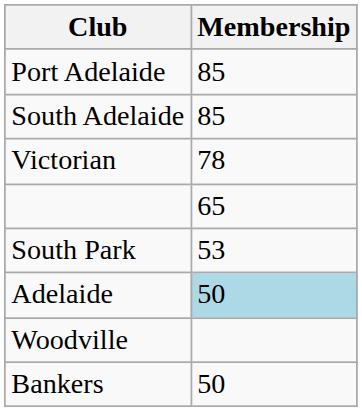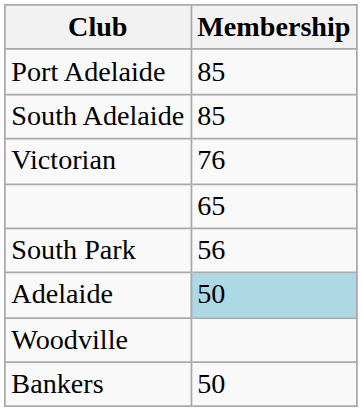(211, 160) 78 -> (211, 160) 76
(211, 250) 53 -> (211, 250) 56
